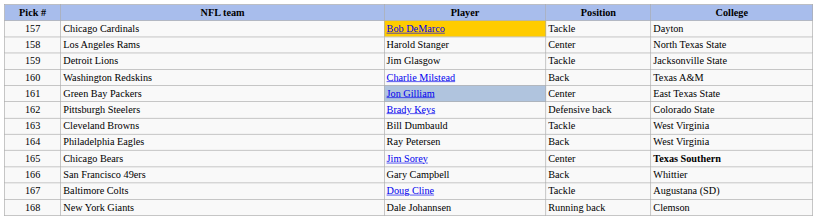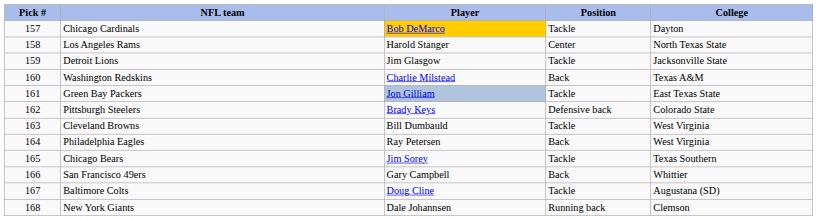(562, 93) Center -> (562, 93) Tackle
(562, 158) Center -> (562, 158) Tackle
(687, 158) bold -> (685, 158) normal
